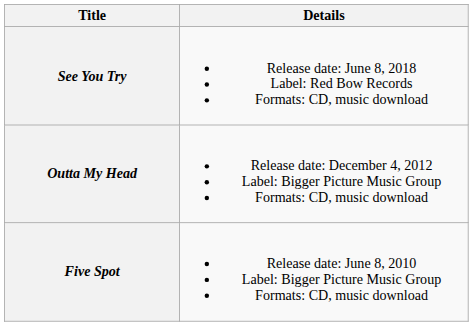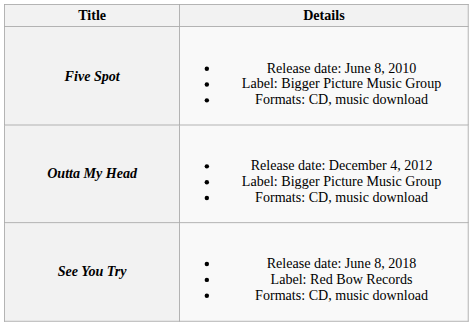rows swapped: (92, 271) <-> (92, 75)
